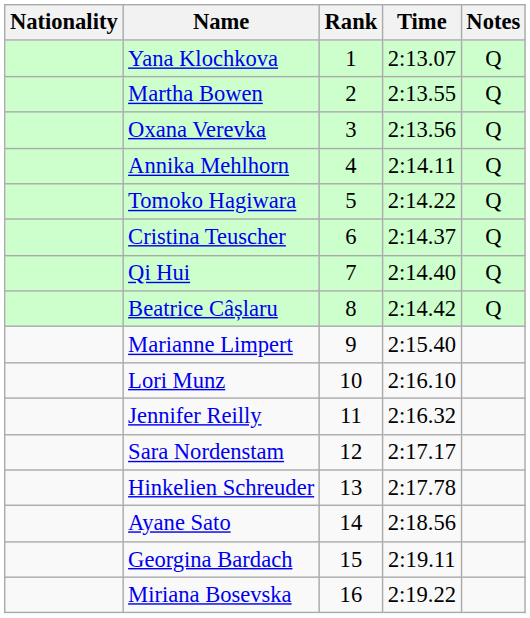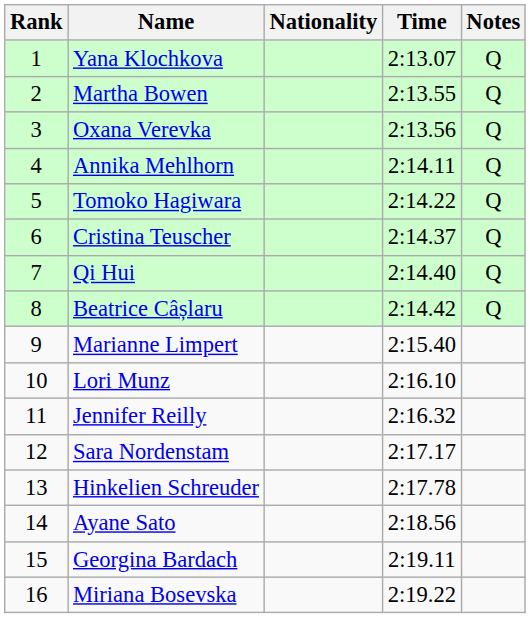columns swapped: (351, 22) <-> (64, 22)
